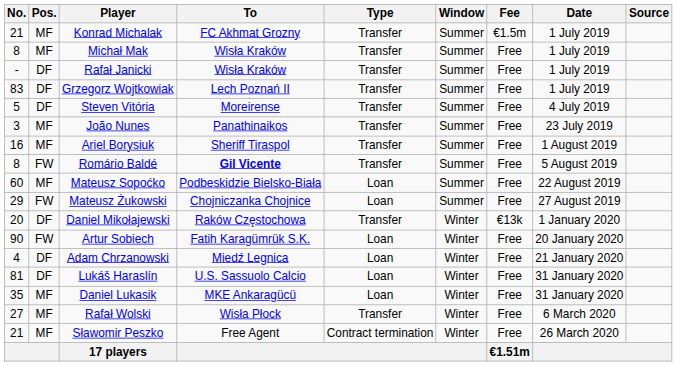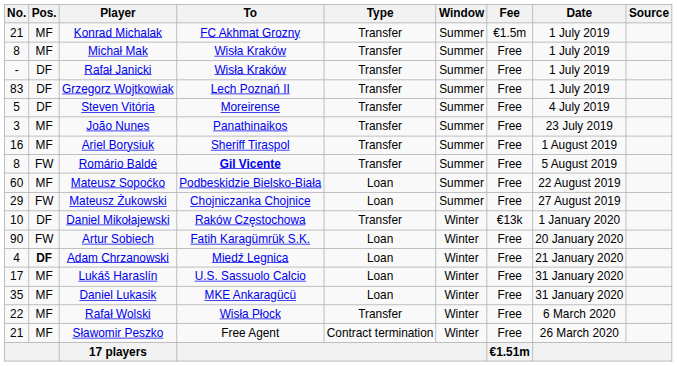(17, 220) 20 -> (17, 220) 10
(44, 257) normal -> (44, 257) bold
(17, 276) 81 -> (17, 276) 17
(44, 276) DF -> (44, 276) MF
(17, 314) 27 -> (17, 314) 22
